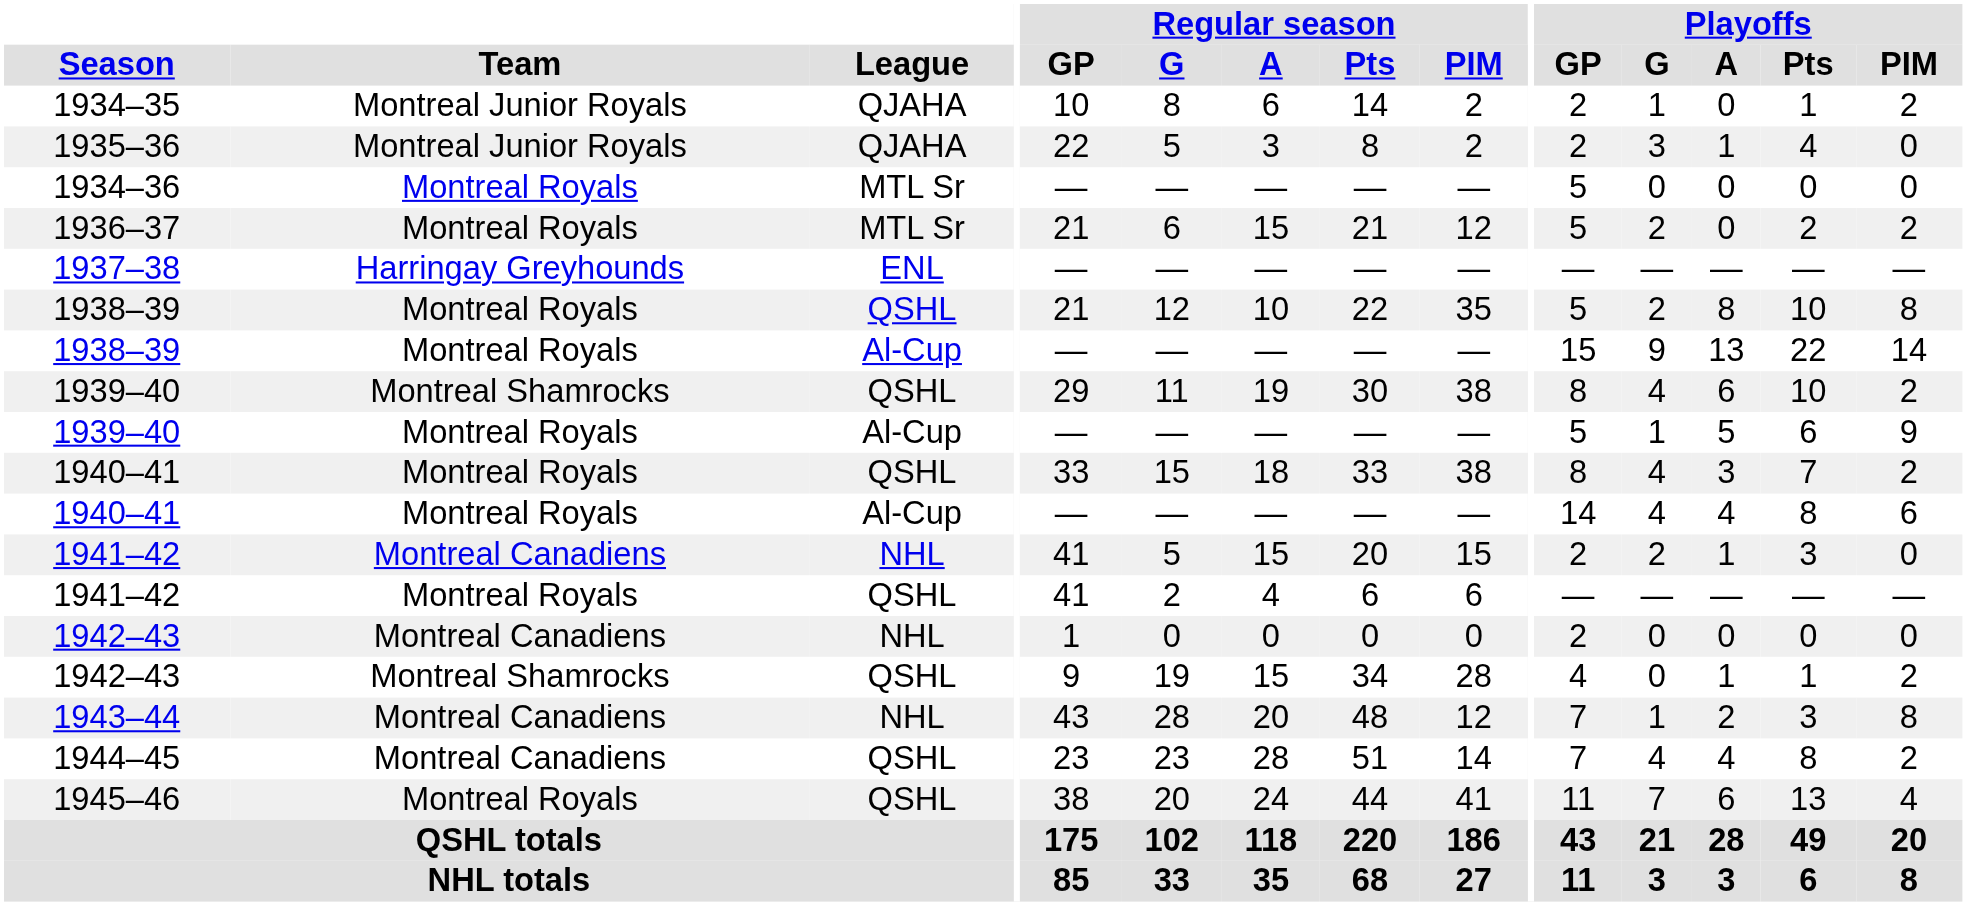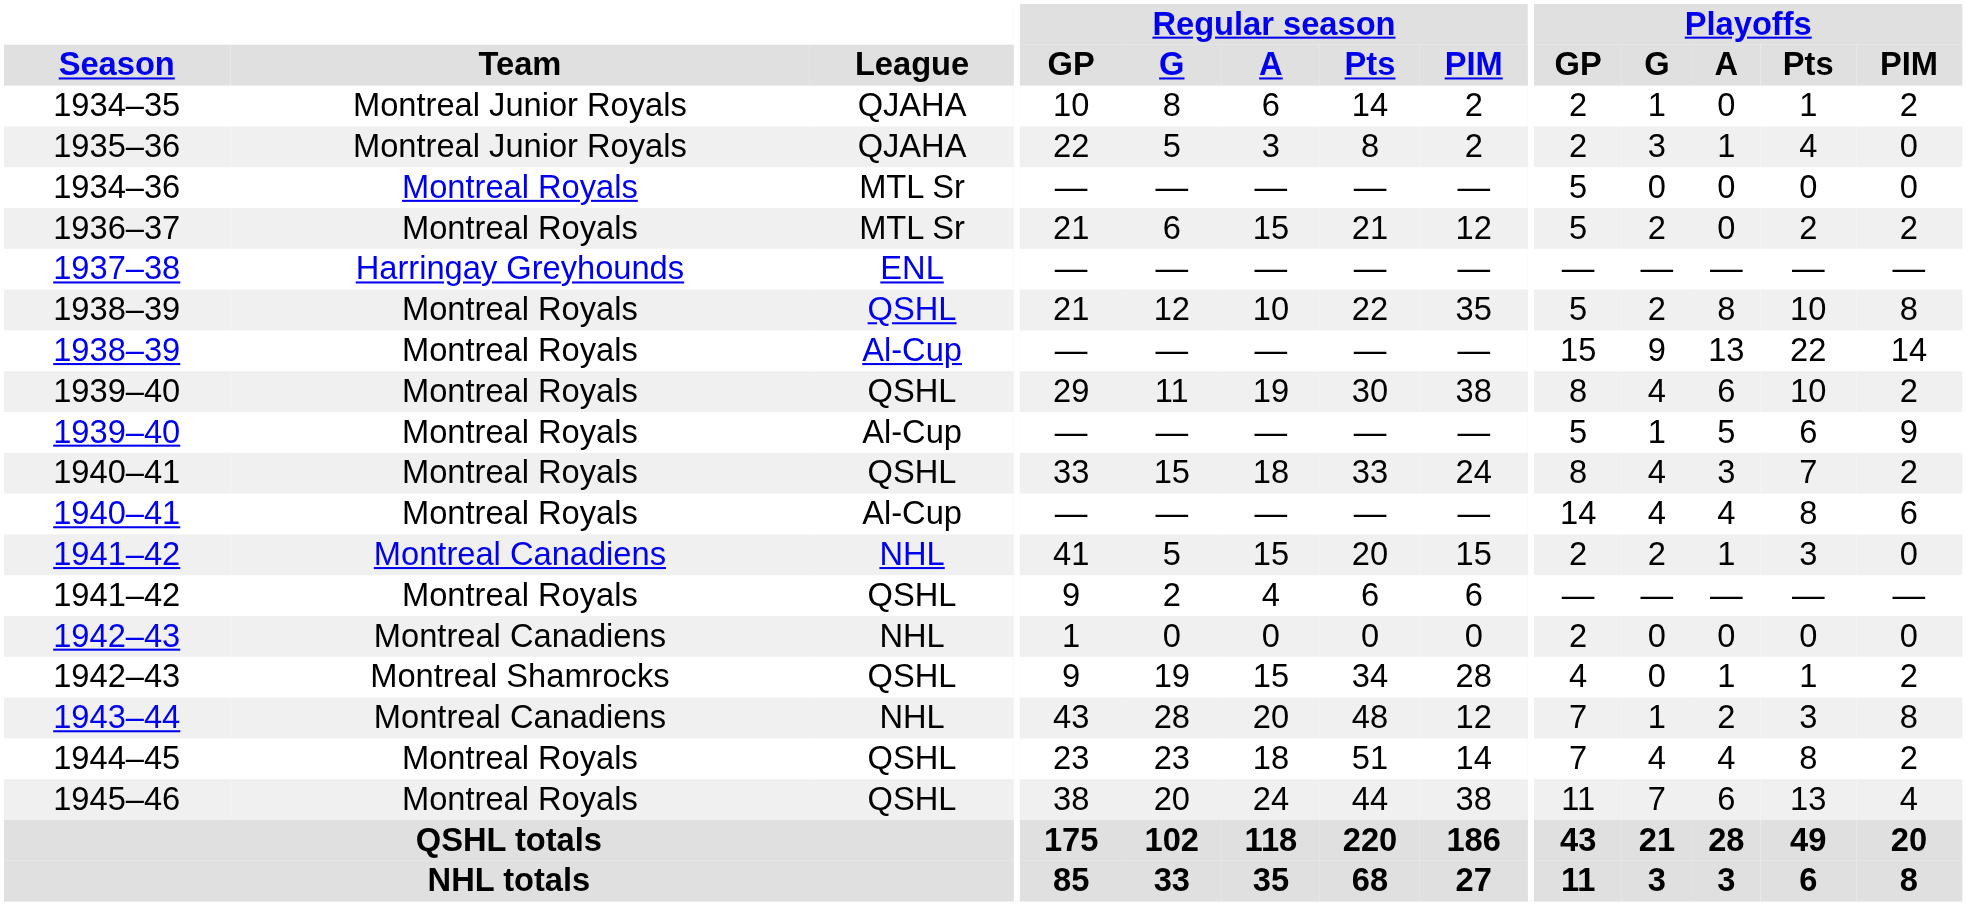(520, 391) Montreal Shamrocks -> (520, 391) Montreal Royals
(1474, 472) 38 -> (1474, 472) 24
(1071, 595) 41 -> (1071, 595) 9
(520, 758) Montreal Canadiens -> (520, 758) Montreal Royals
(1271, 758) 28 -> (1271, 758) 18
(1474, 799) 41 -> (1474, 799) 38
